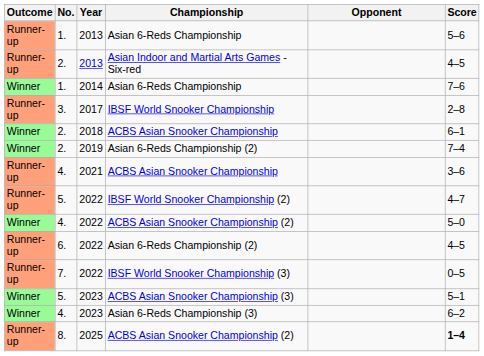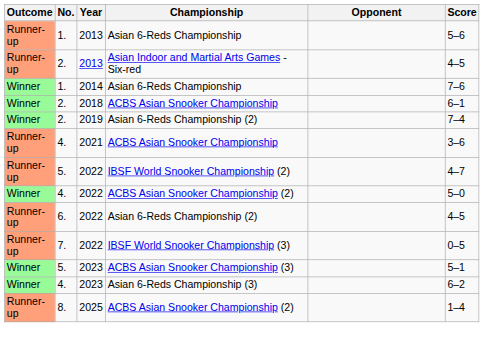- row: (91, 109)
(456, 336) bold -> (456, 307) normal
